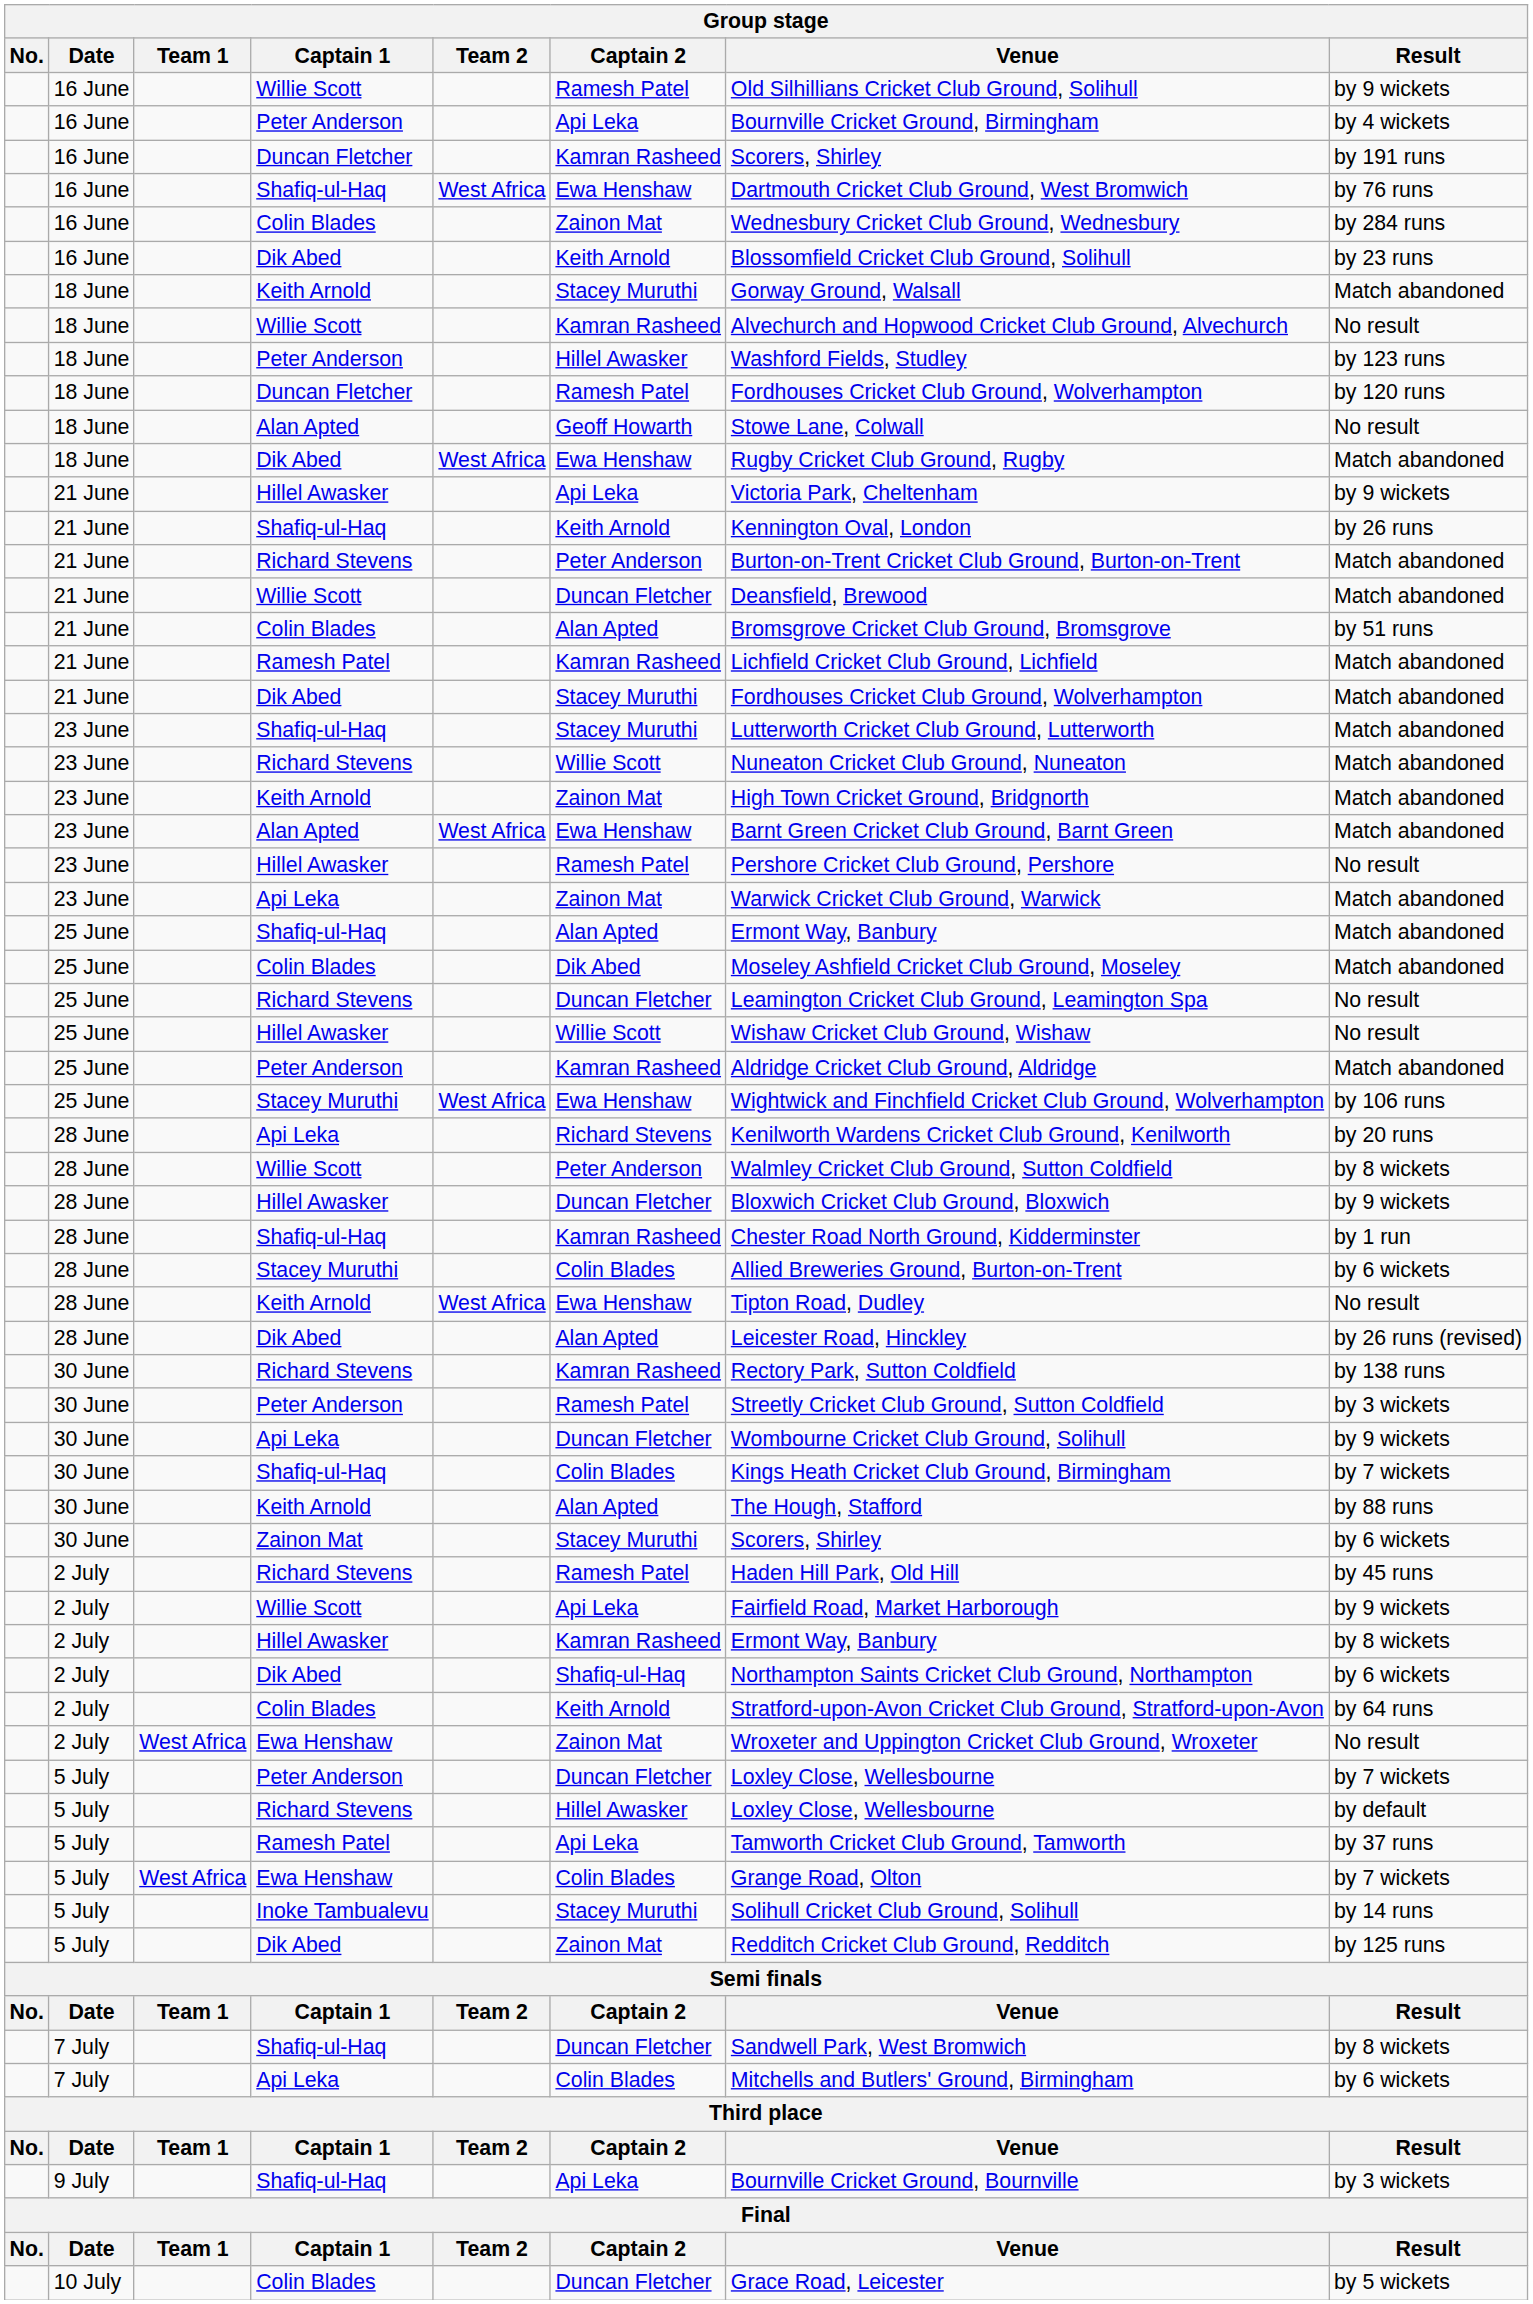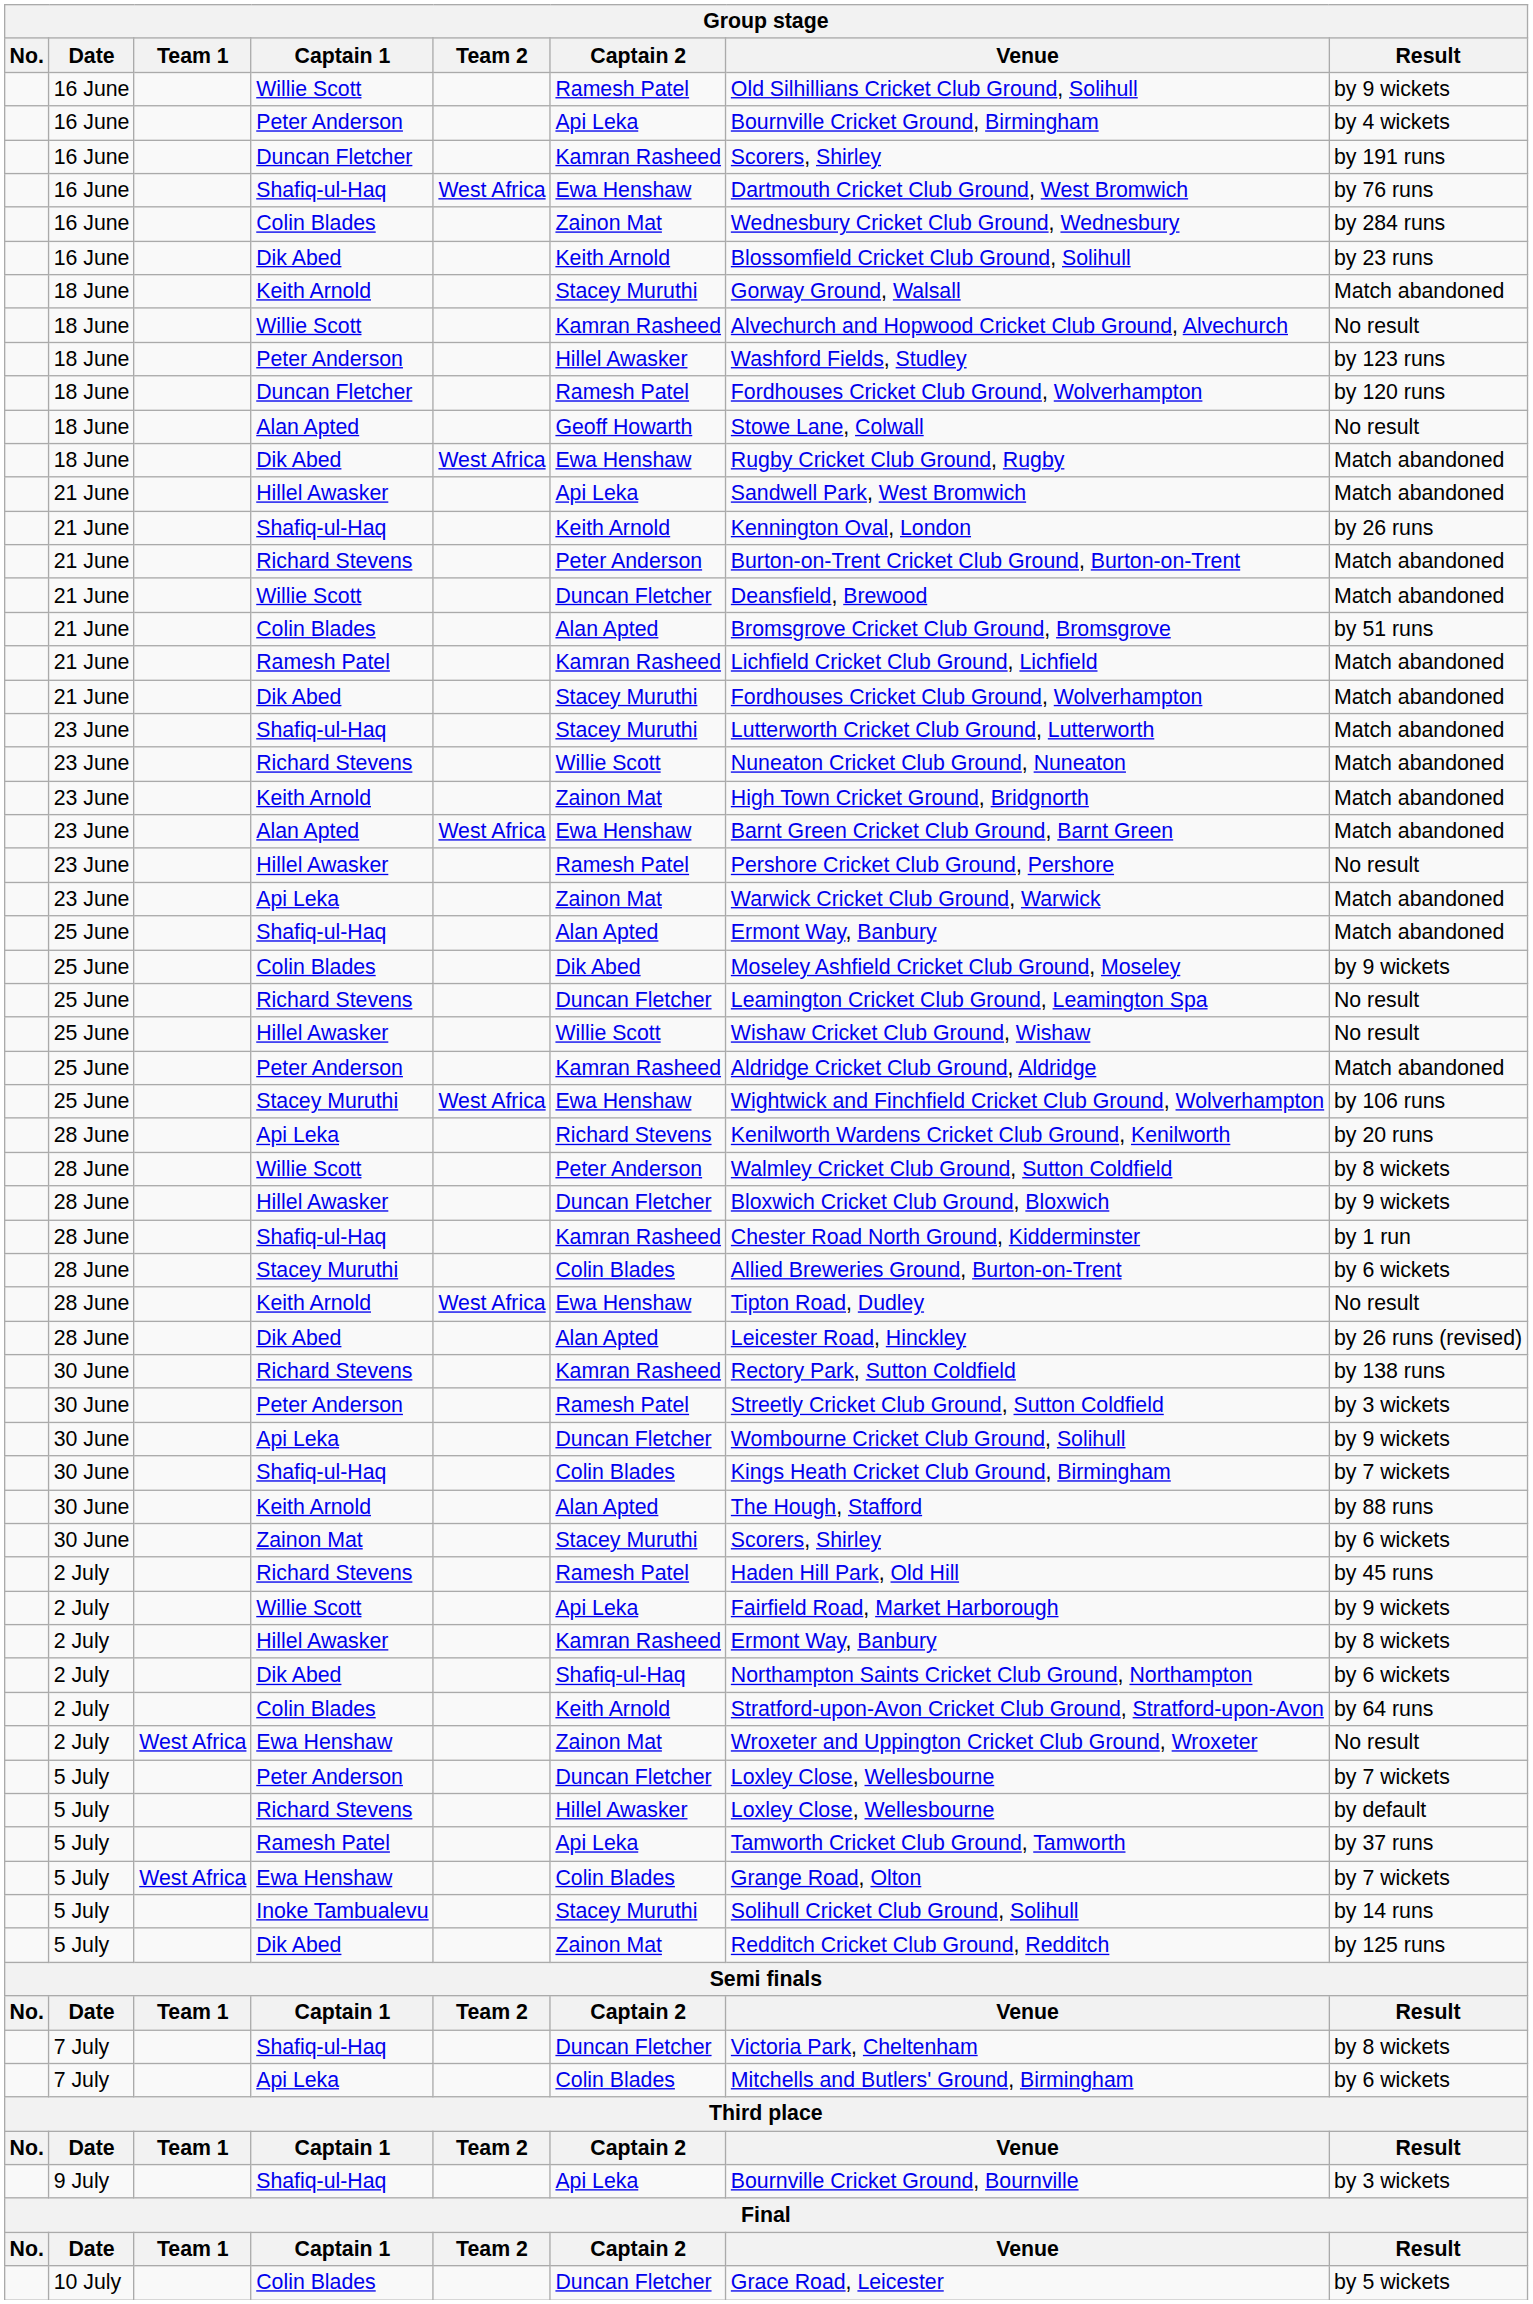(854, 493) Victoria Park, Cheltenham -> (878, 493) Sandwell Park, West Bromwich
(1392, 493) by 9 wickets -> (1419, 493) Match abandoned
(1419, 966) Match abandoned -> (1392, 966) by 9 wickets
(878, 2046) Sandwell Park, West Bromwich -> (854, 2046) Victoria Park, Cheltenham
